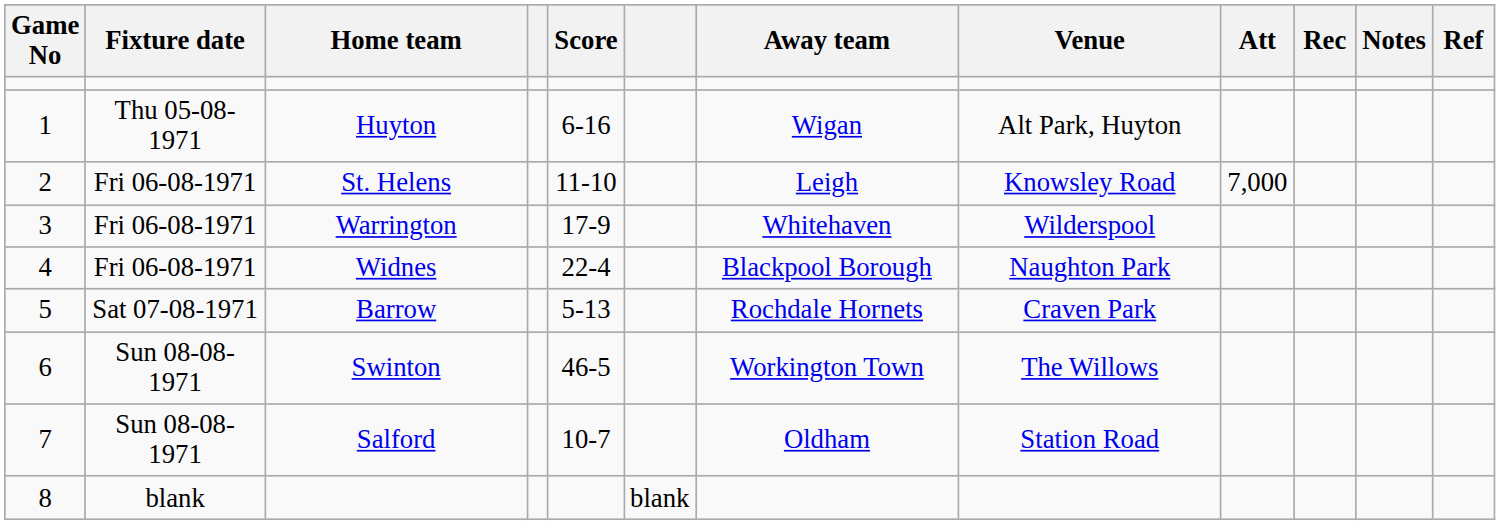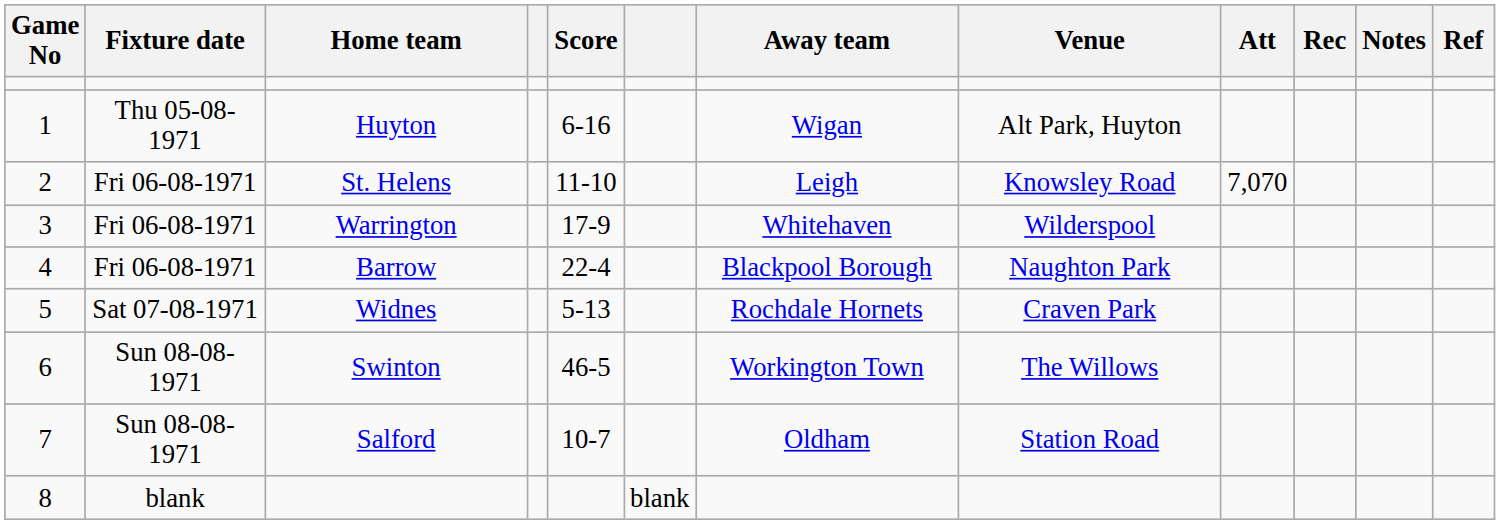(1257, 182) 7,000 -> (1257, 182) 7,070
(396, 267) Widnes -> (396, 267) Barrow
(396, 310) Barrow -> (396, 310) Widnes
